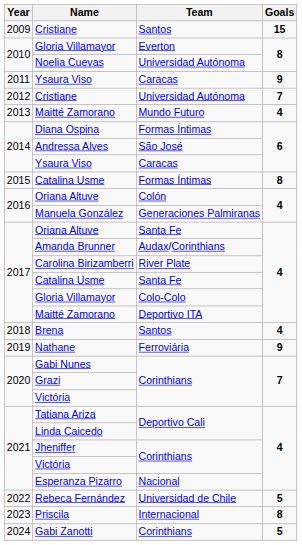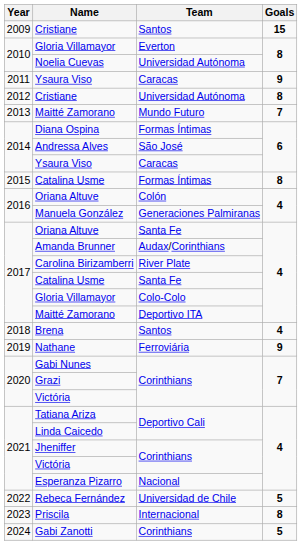(280, 96) 7 -> (280, 96) 8
(280, 113) 4 -> (280, 113) 7
